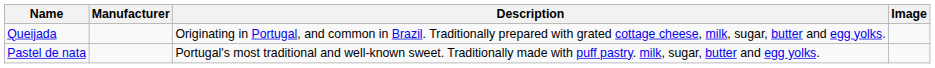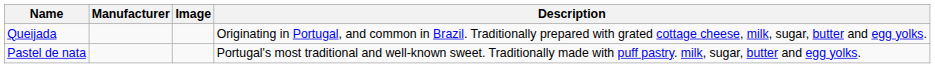columns swapped: (909, 14) <-> (530, 14)
